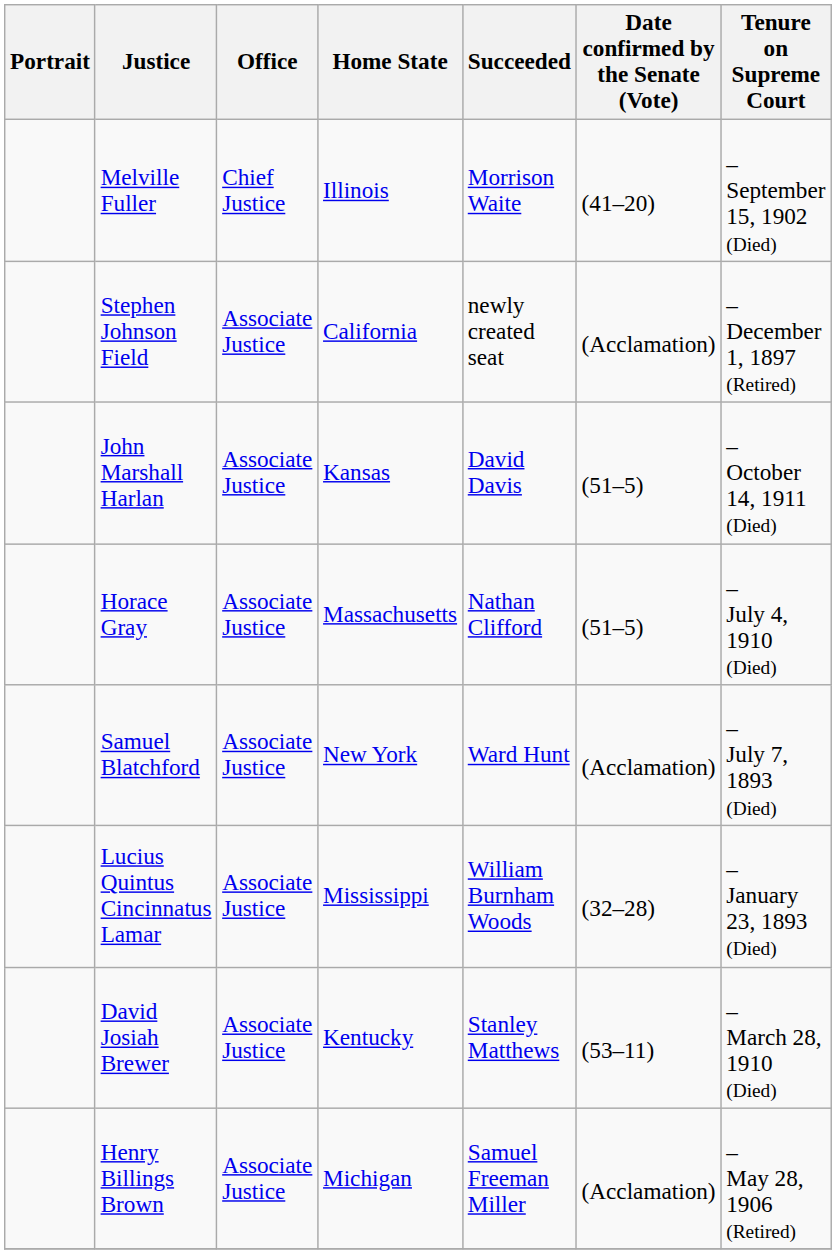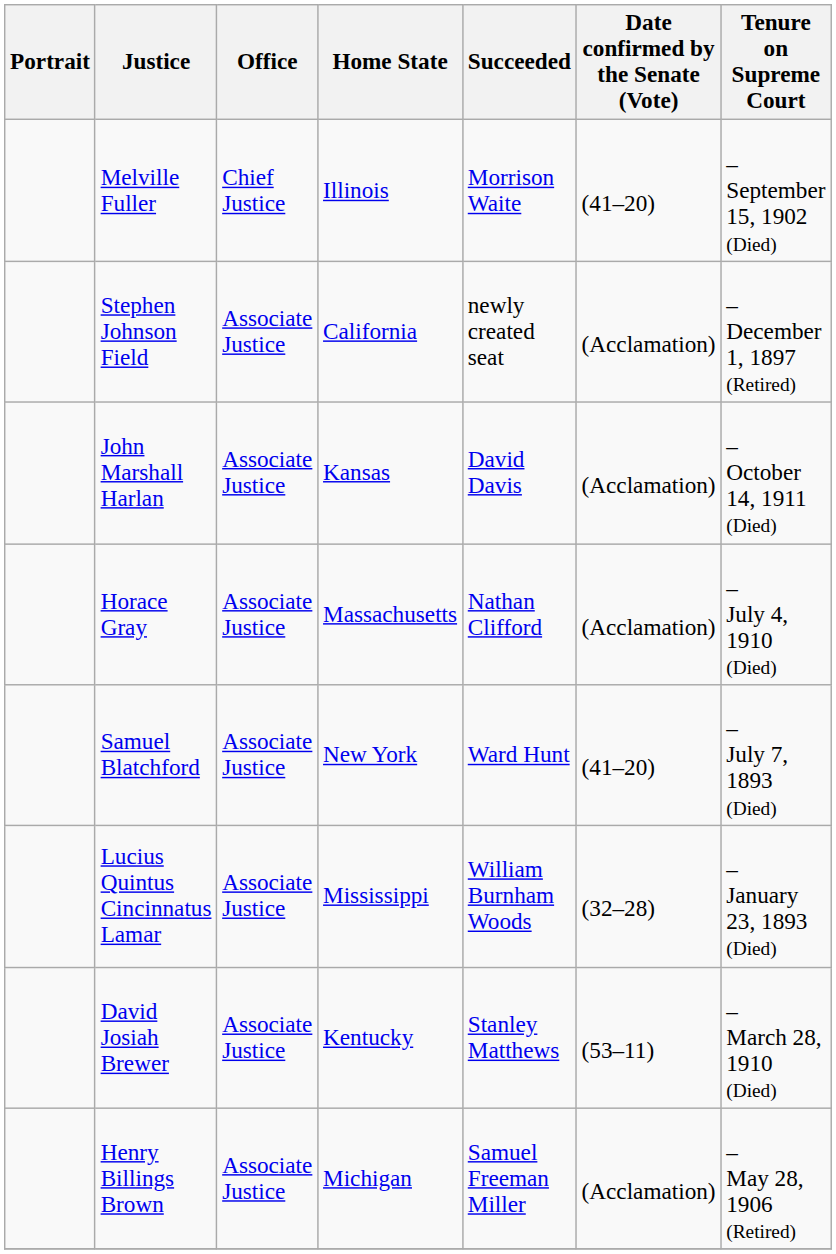(613, 485) (51–5) -> (649, 485) (Acclamation)
(613, 626) (51–5) -> (649, 626) (Acclamation)
(649, 768) (Acclamation) -> (618, 768) (41–20)
